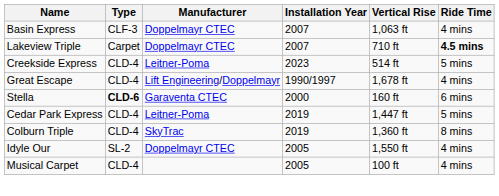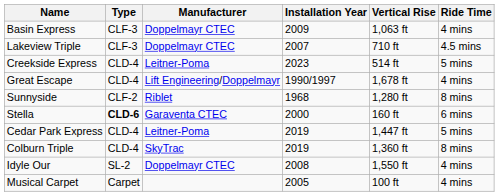(297, 30) 2007 -> (297, 30) 2009
(124, 47) Carpet -> (123, 47) CLF-3
(462, 47) bold -> (461, 47) normal
+ row: (32, 98)
(297, 149) 2005 -> (297, 166) 2008
(123, 166) CLD-4 -> (124, 183) Carpet
